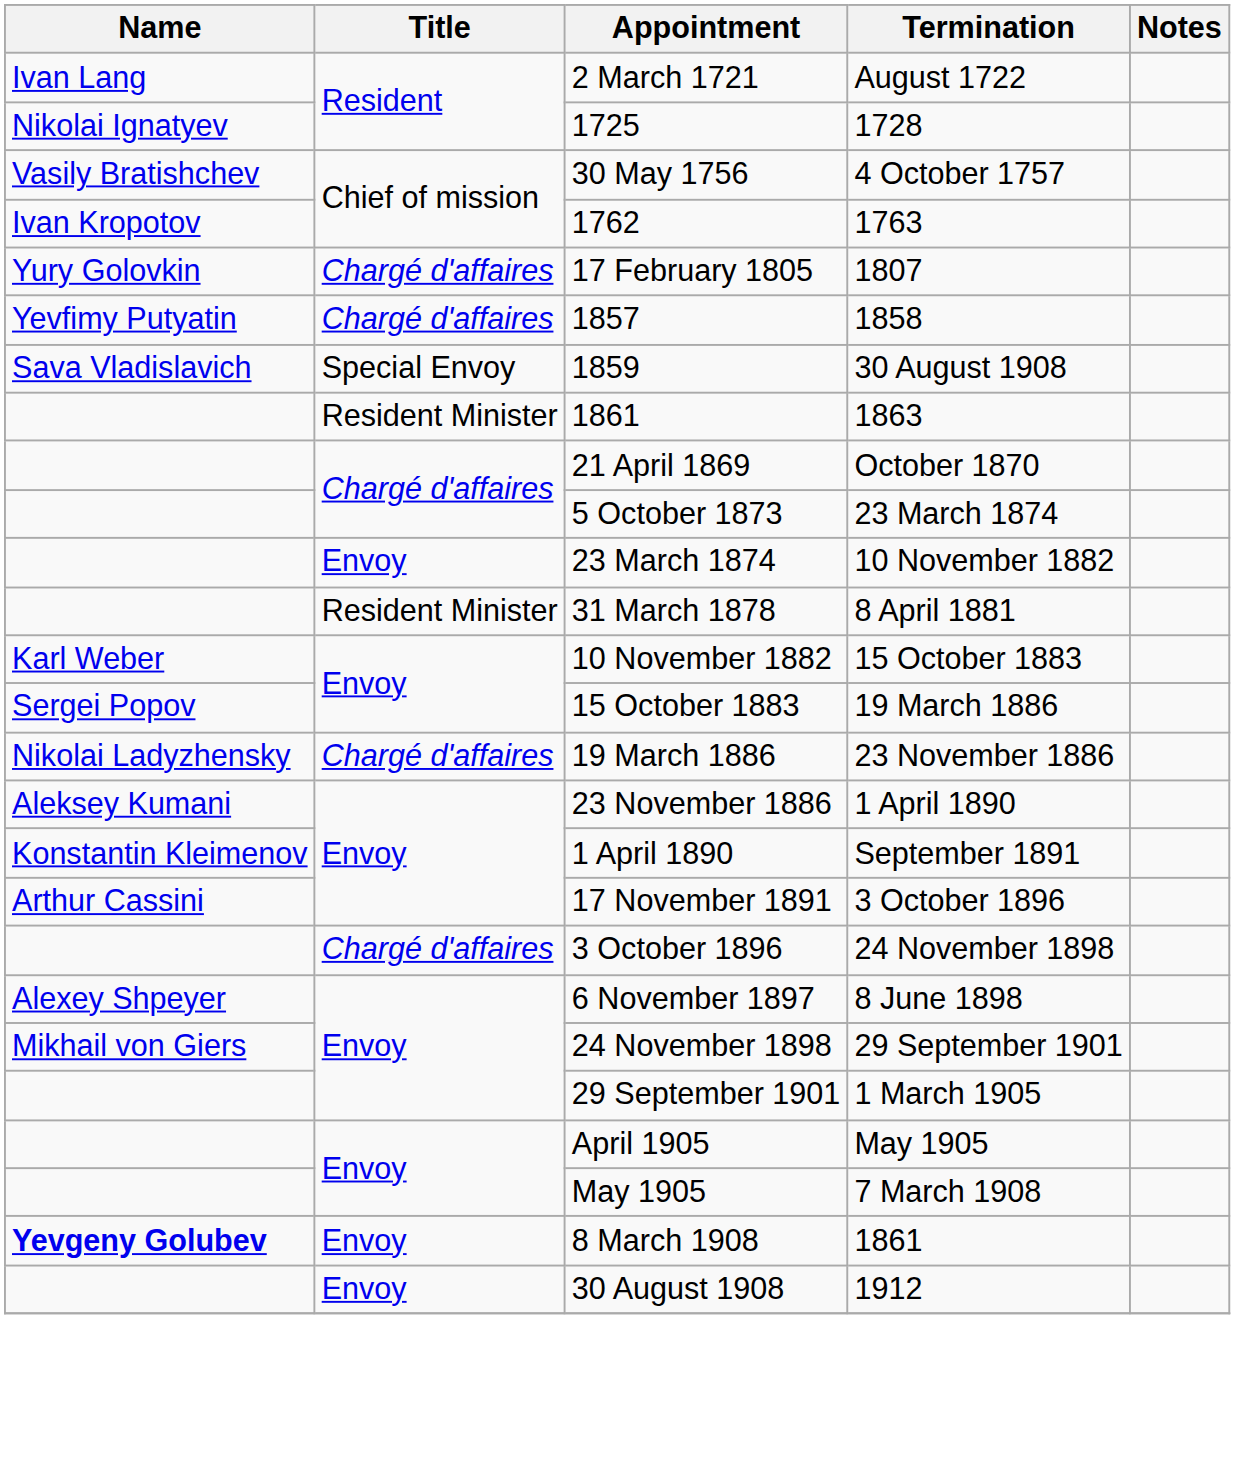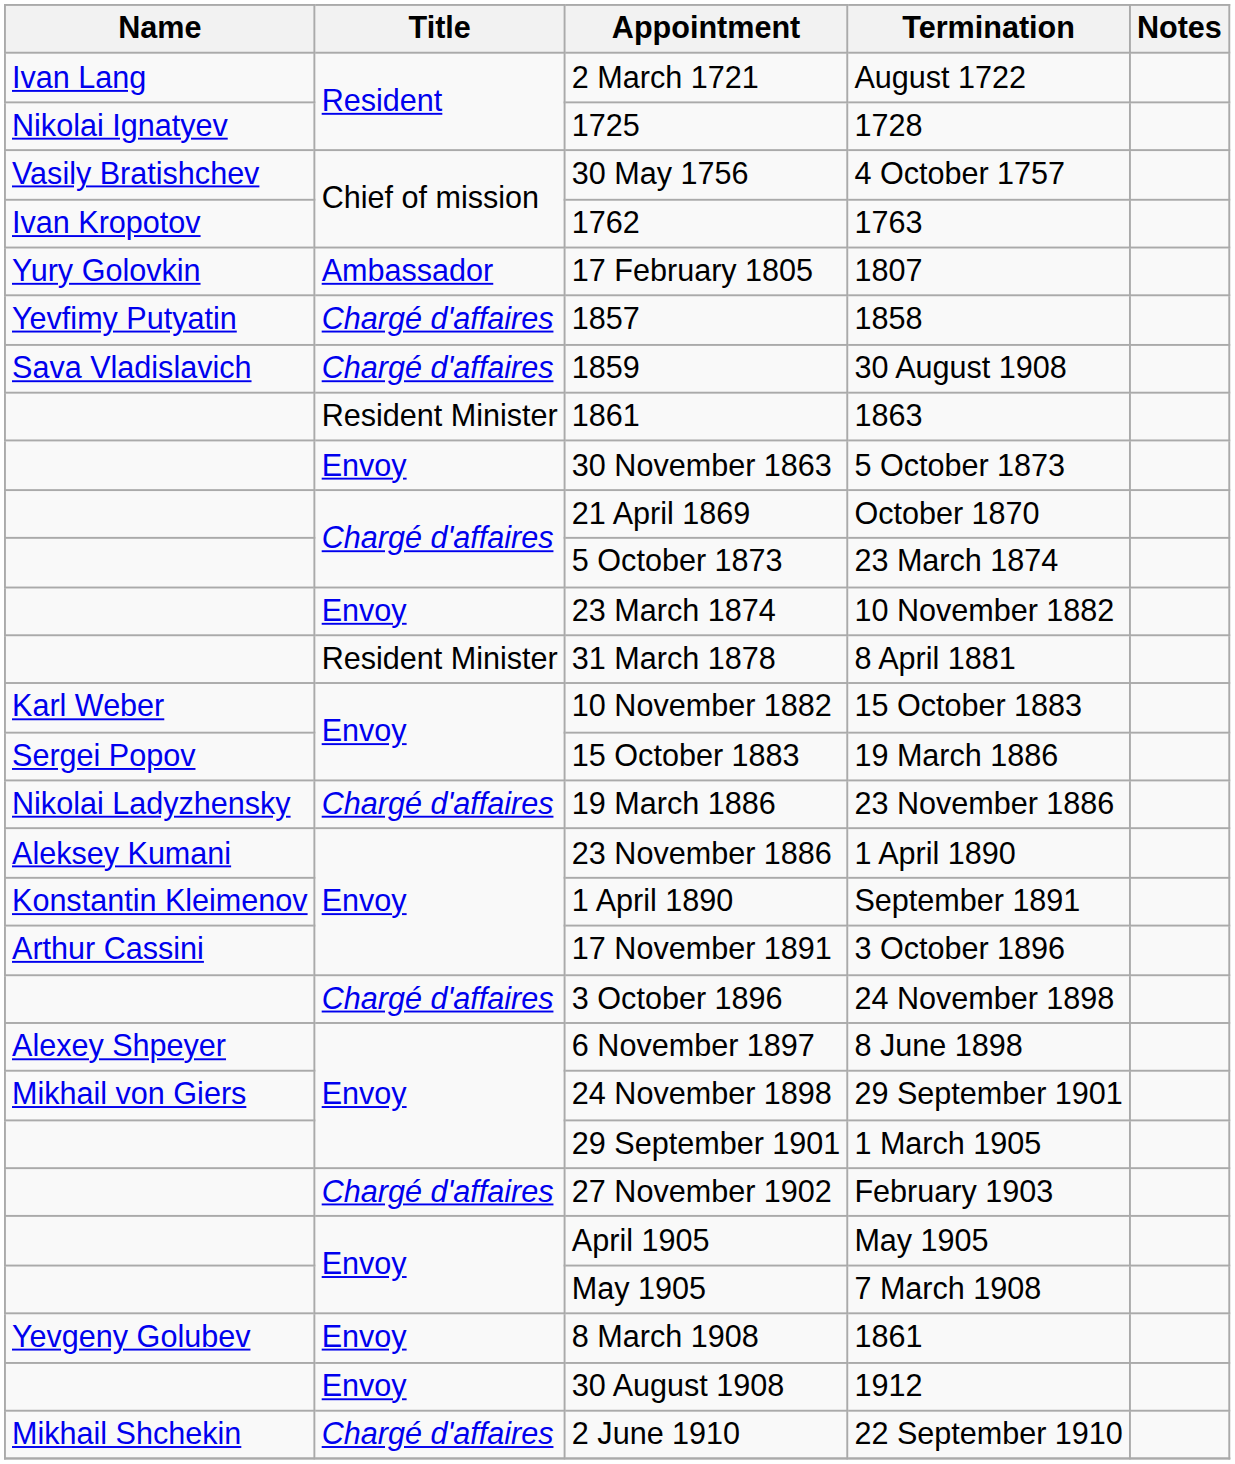(438, 271) Chargé d'affaires -> (407, 271) Ambassador
(419, 367) Special Envoy -> (438, 367) Chargé d'affaires
+ row: (702, 464)
+ row: (702, 1191)
(139, 1240) bold -> (131, 1337) normal
+ row: (656, 1434)
